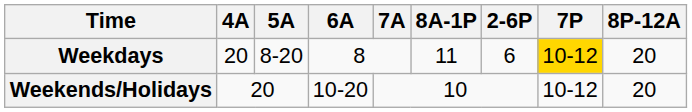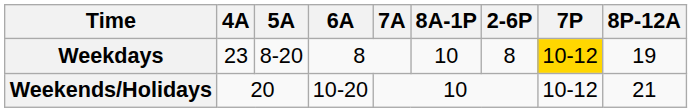(236, 55) 20 -> (236, 55) 23
(446, 55) 11 -> (446, 55) 10
(510, 55) 6 -> (510, 55) 8
(644, 55) 20 -> (644, 55) 19
(644, 90) 20 -> (644, 90) 21
